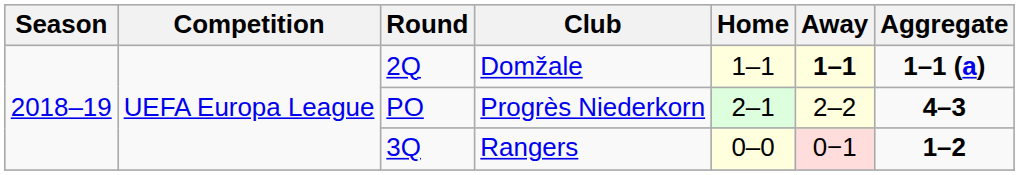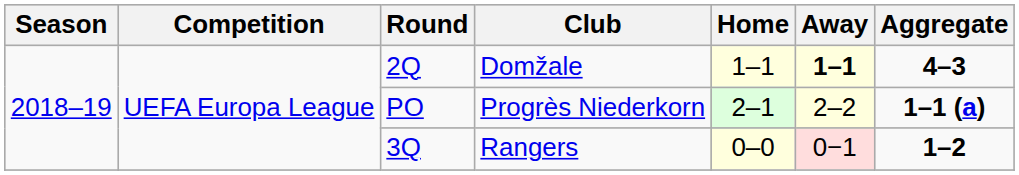(944, 66) 1–1 (a) -> (944, 66) 4–3
(944, 107) 4–3 -> (944, 107) 1–1 (a)
